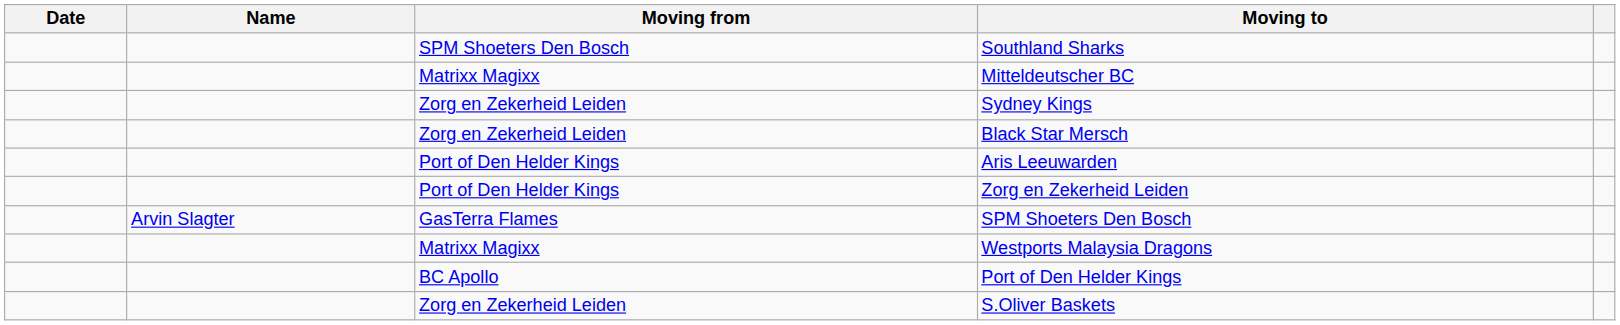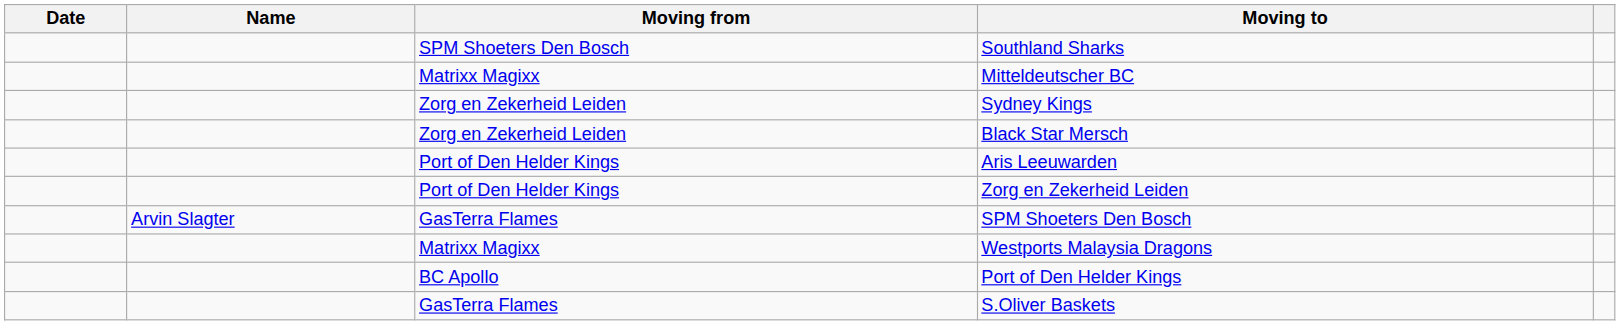(523, 305) Zorg en Zekerheid Leiden -> (488, 305) GasTerra Flames
